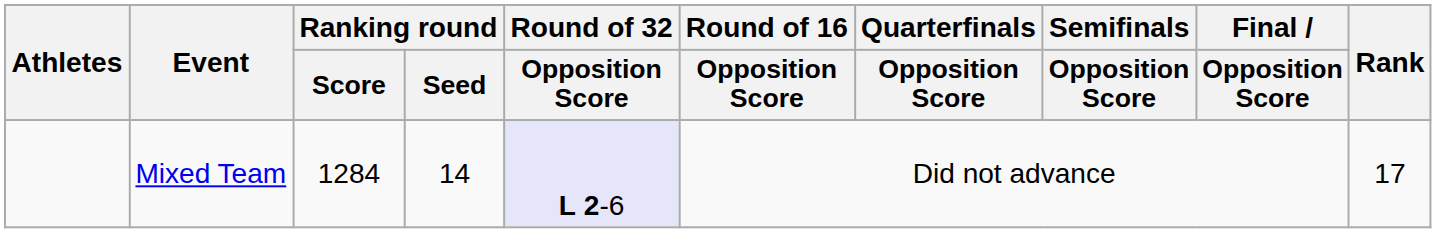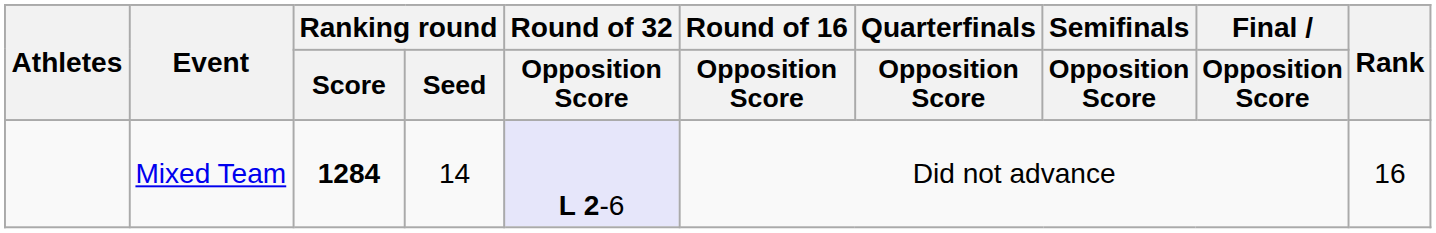(349, 174) normal -> (349, 174) bold
(1390, 174) 17 -> (1390, 174) 16
